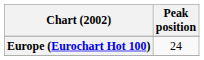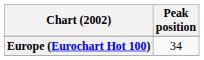(176, 45) 24 -> (176, 45) 34
